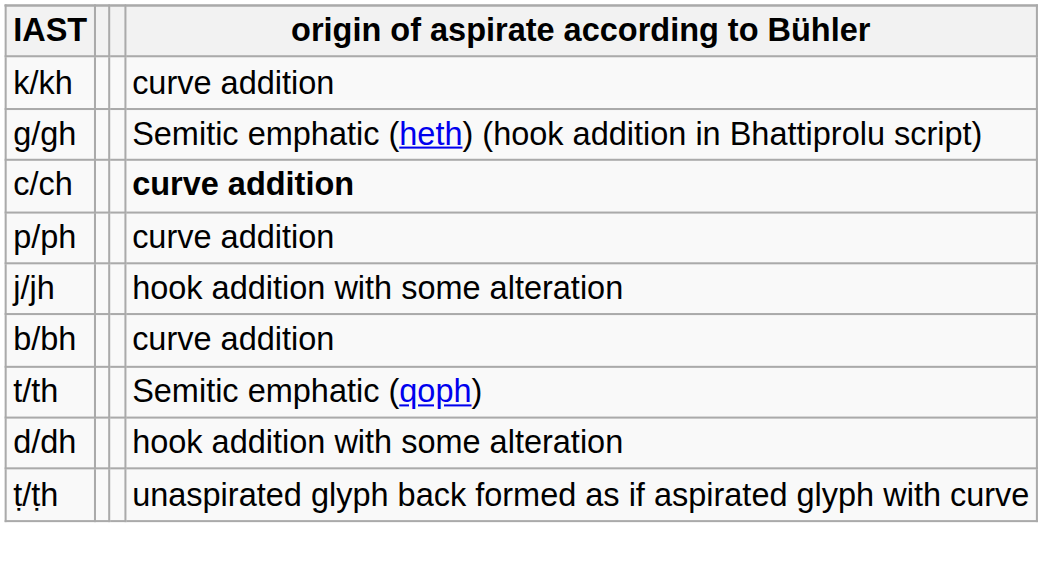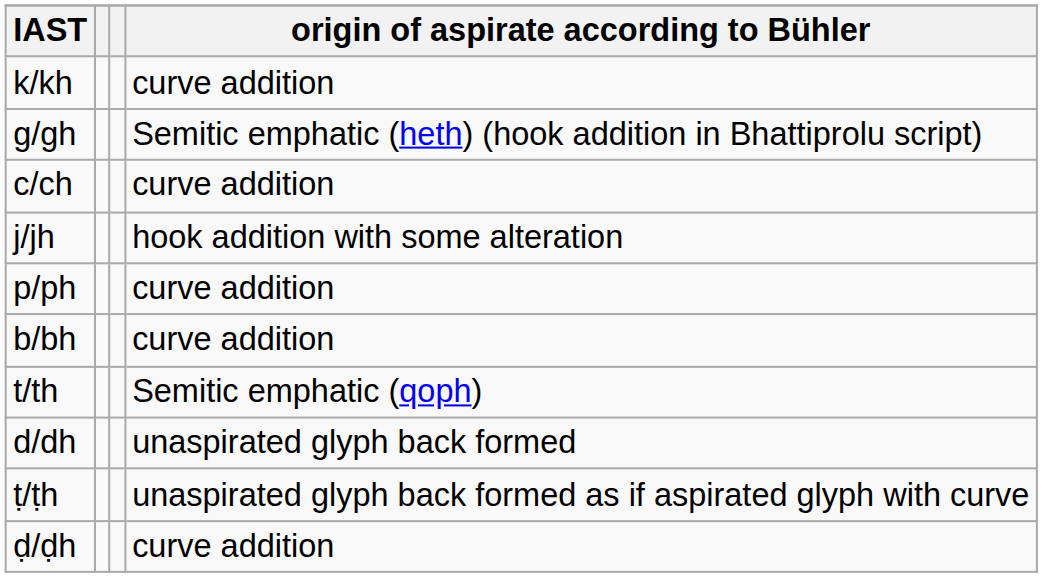(243, 185) bold -> (233, 185) normal
rows swapped: (34, 288) <-> (45, 236)
(378, 442) hook addition with some alteration -> (354, 442) unaspirated glyph back formed
+ row: (45, 545)
